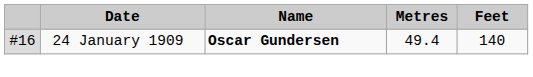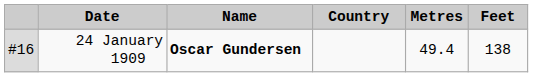+ column: (359, 16)
(492, 41) 140 -> (498, 50) 138
